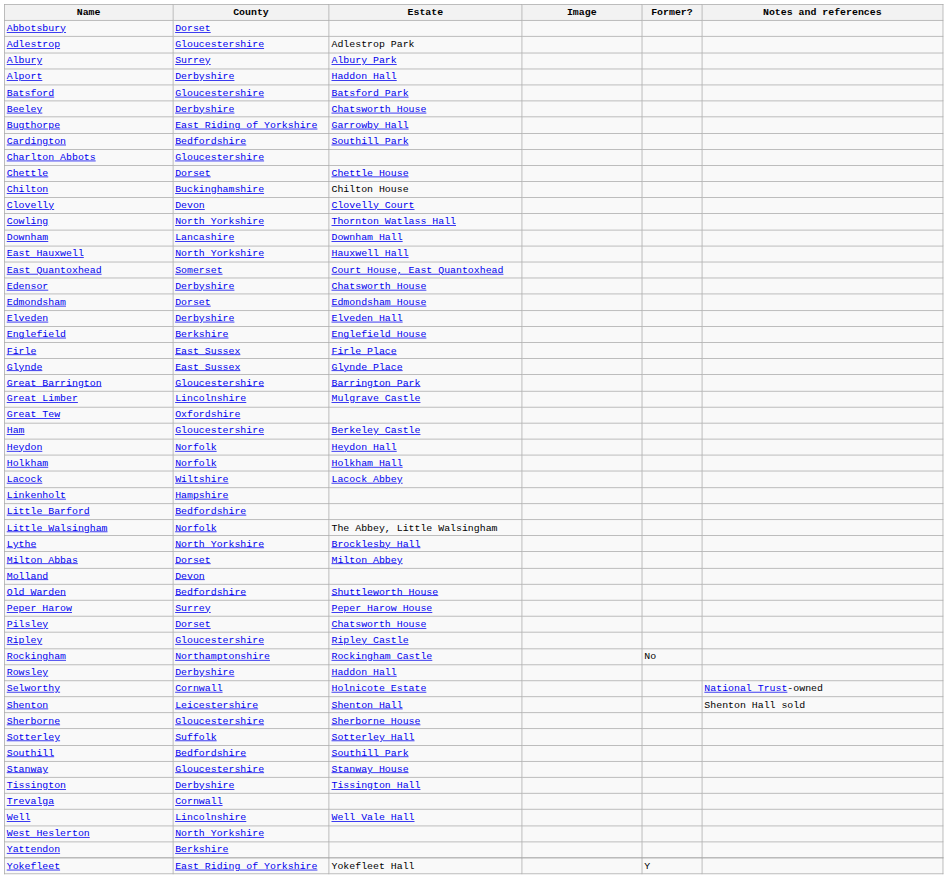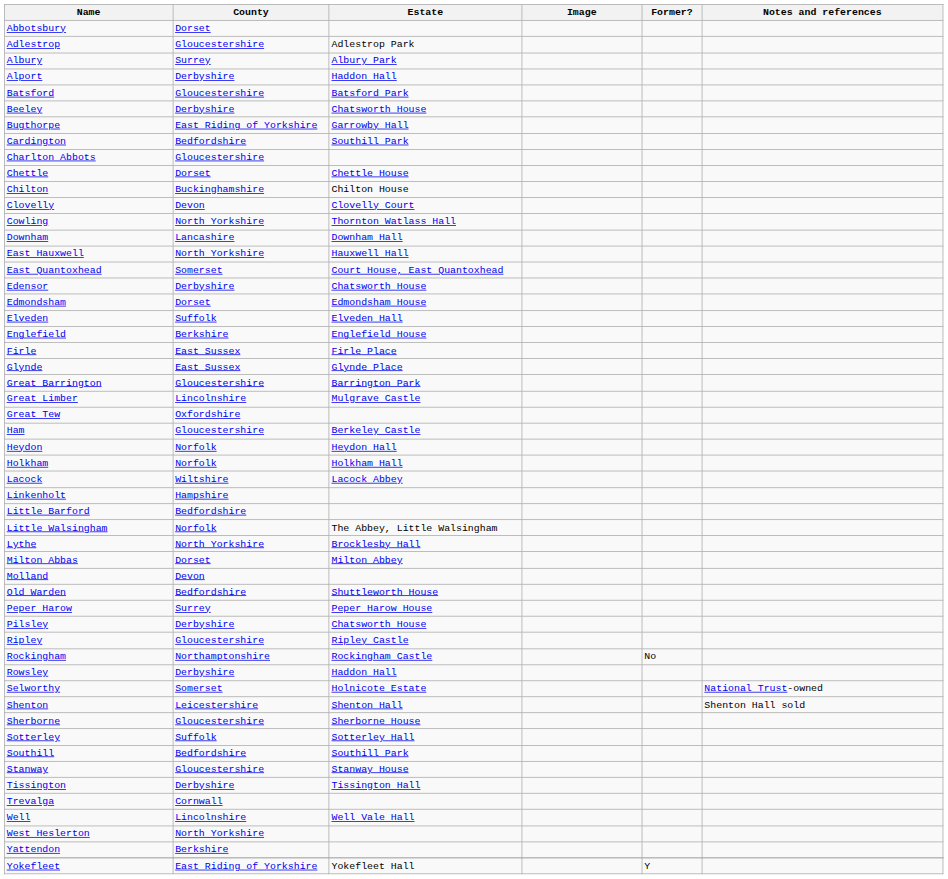(205, 318) Derbyshire -> (196, 318) Suffolk
(193, 624) Dorset -> (205, 624) Derbyshire
(199, 689) Cornwall -> (199, 689) Somerset
